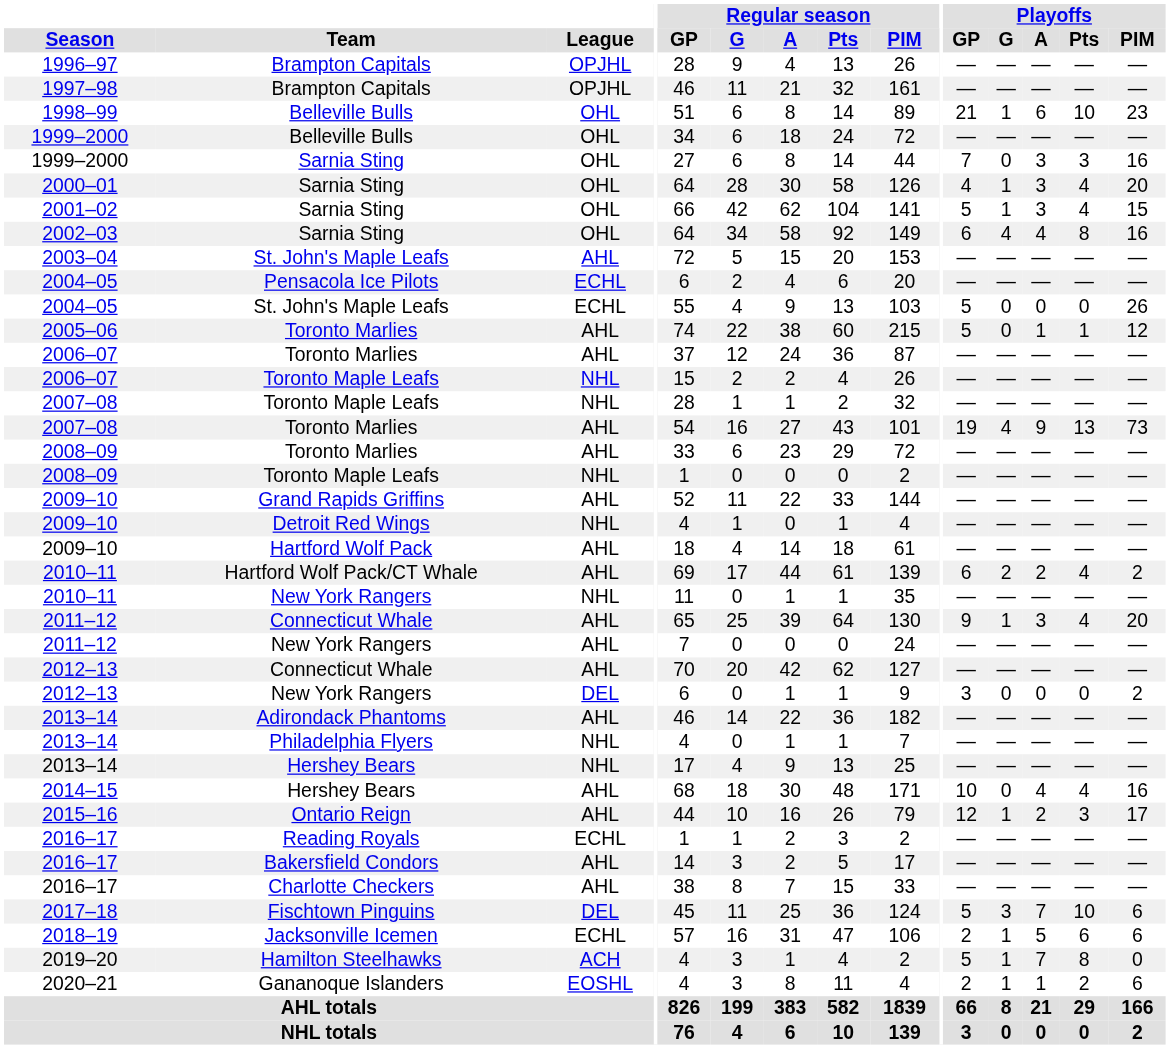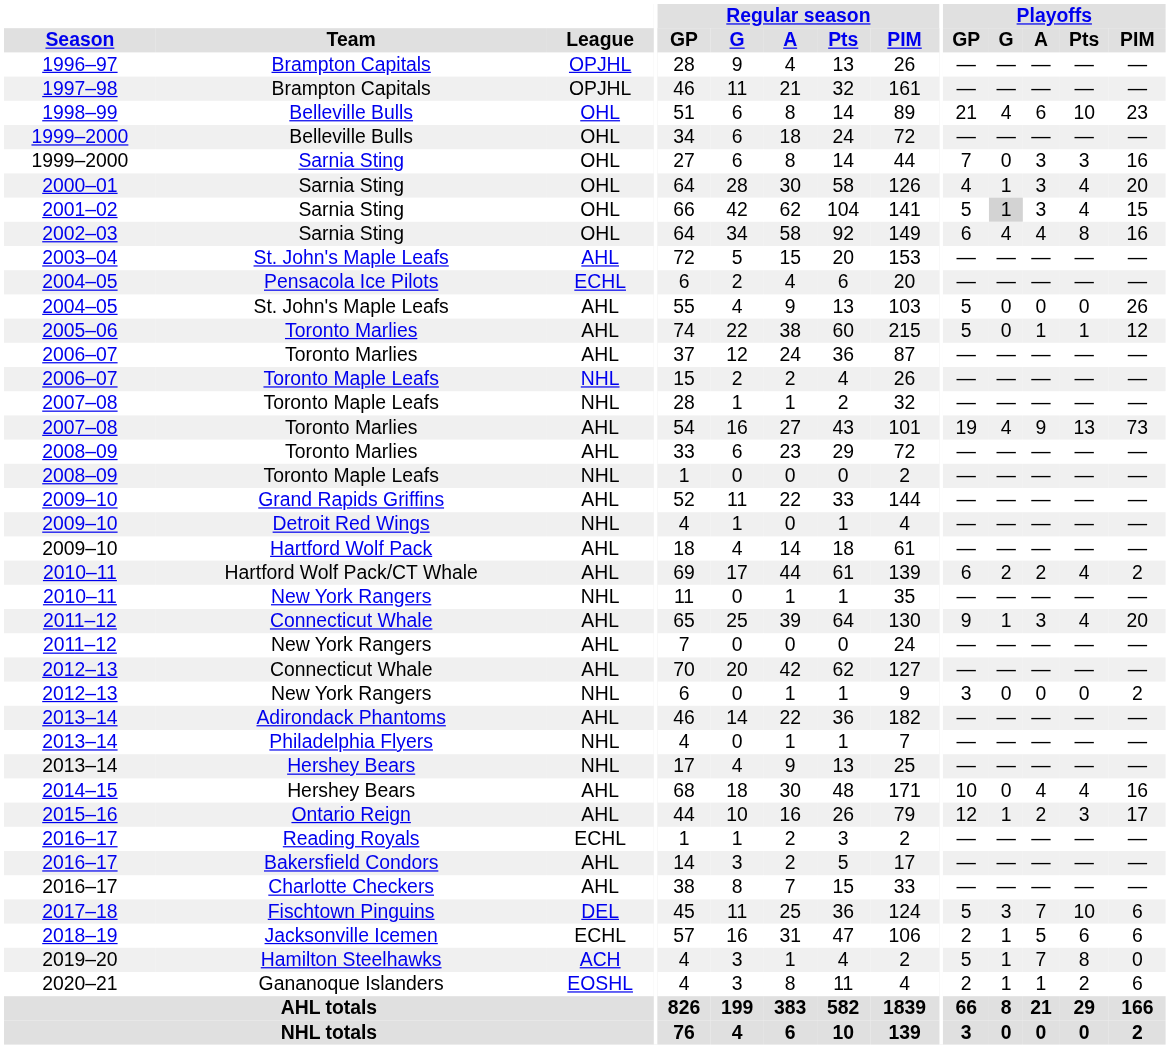(1006, 112) 1 -> (1006, 112) 4
(1006, 209) no background -> (1006, 209) lightgrey background
(600, 306) ECHL -> (600, 306) AHL
(600, 693) DEL -> (600, 693) NHL
